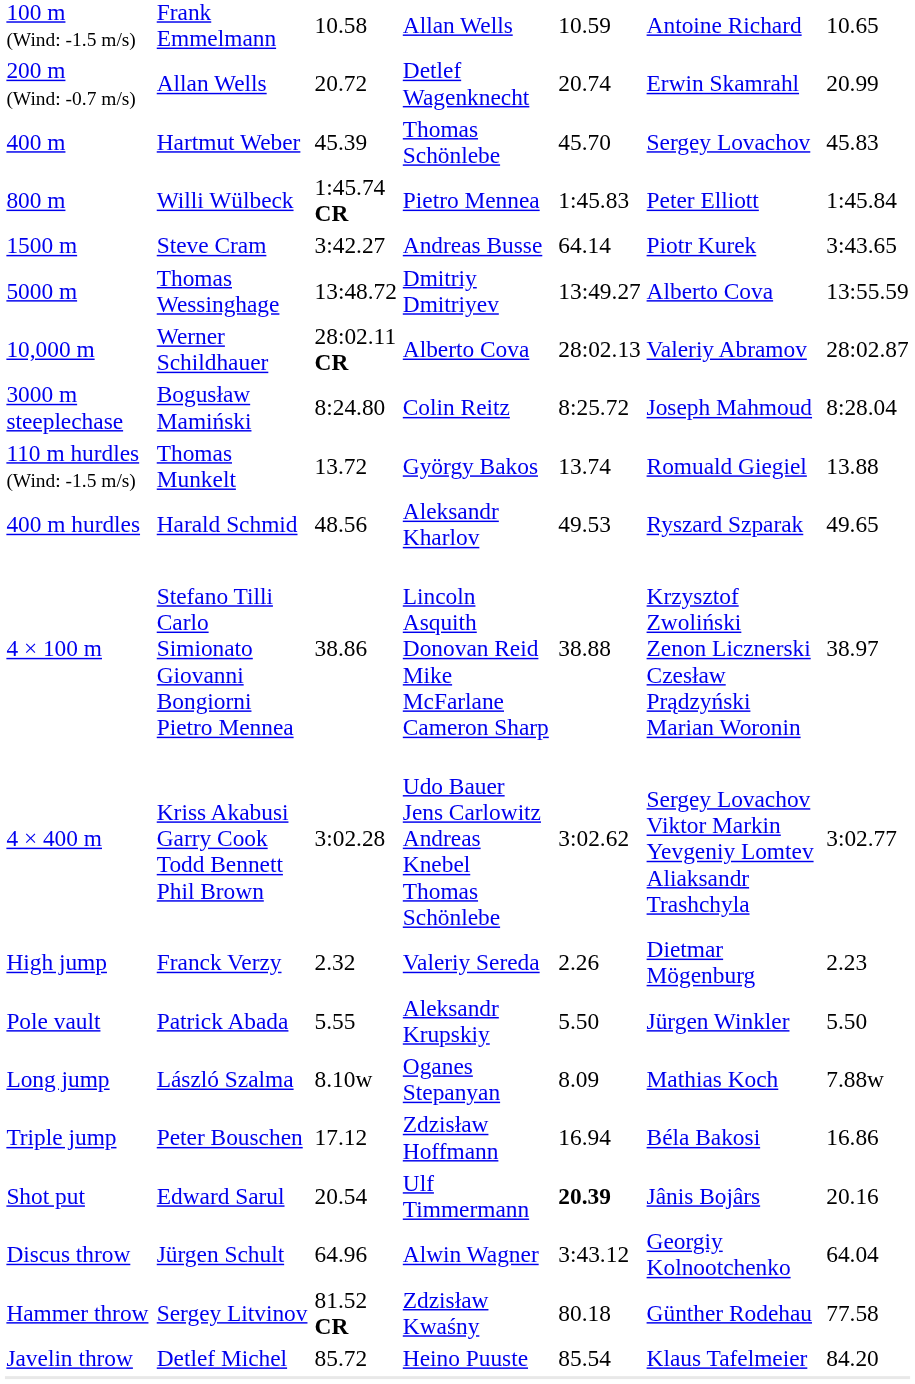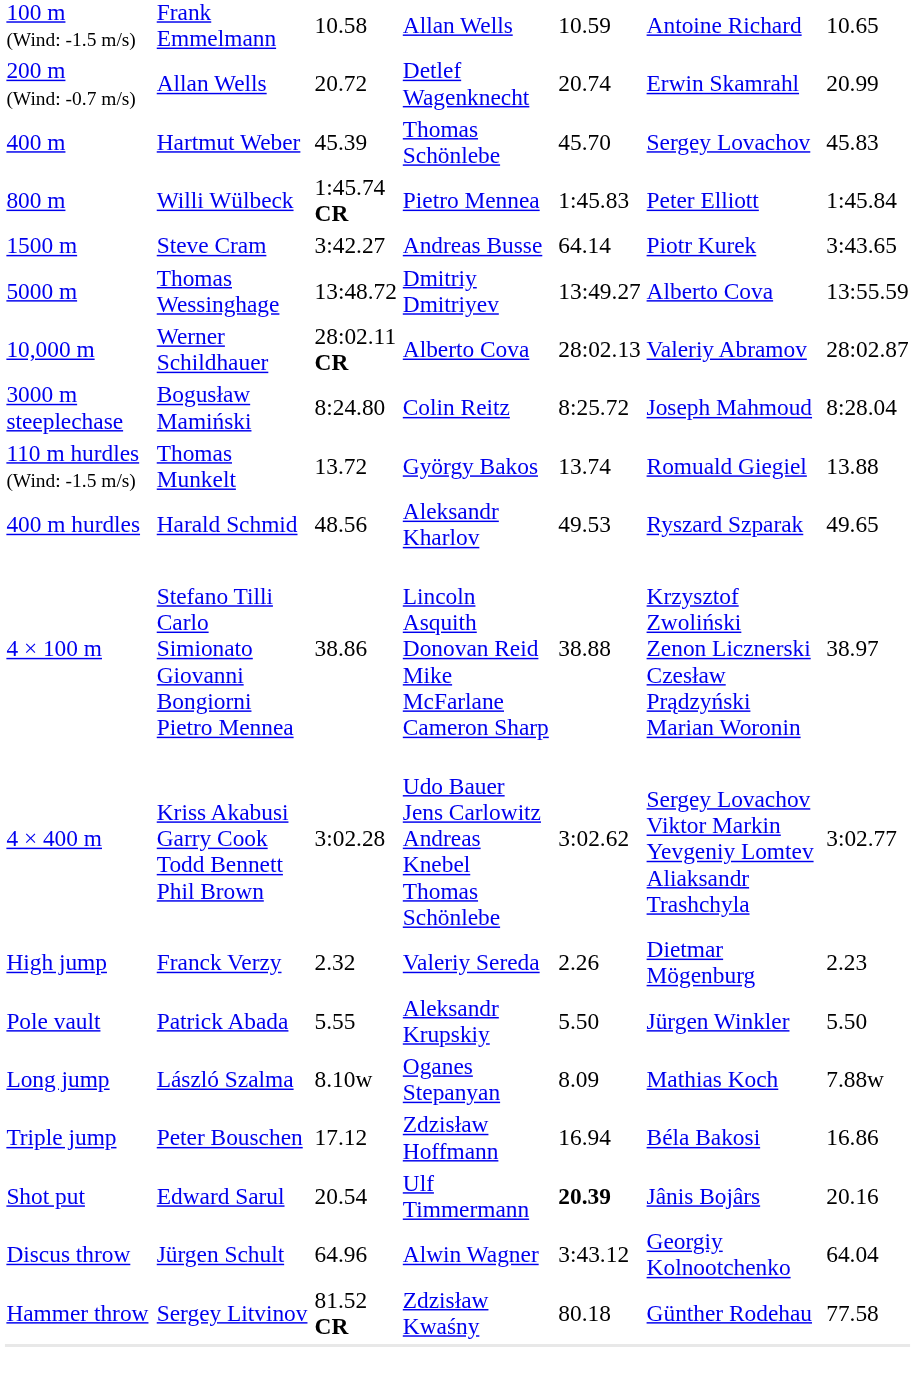- row: (70, 1358)
